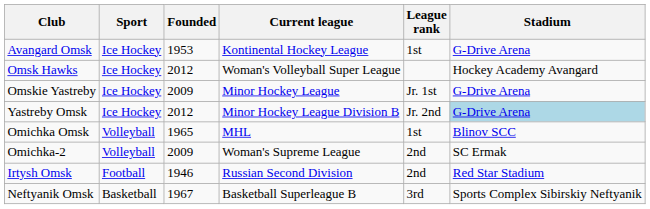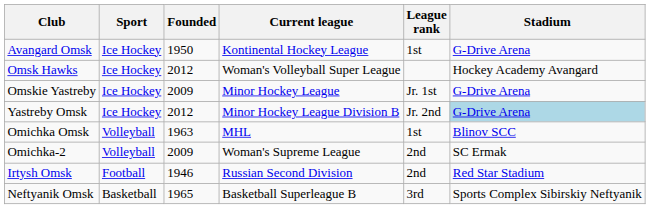(180, 49) 1953 -> (180, 49) 1950
(180, 132) 1965 -> (180, 132) 1963
(180, 193) 1967 -> (180, 193) 1965
